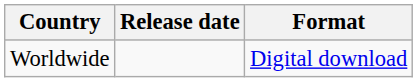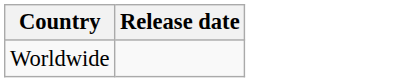- column: (329, 22)
